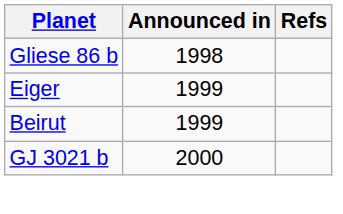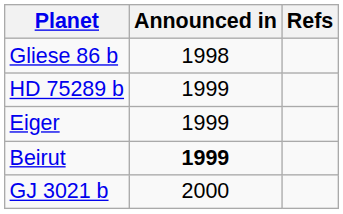+ row: (67, 89)
(199, 123) normal -> (205, 157) bold
